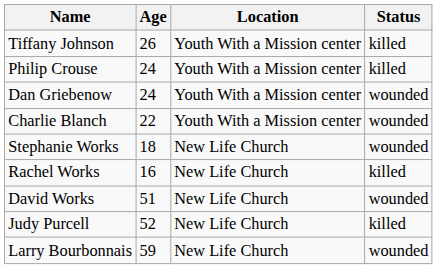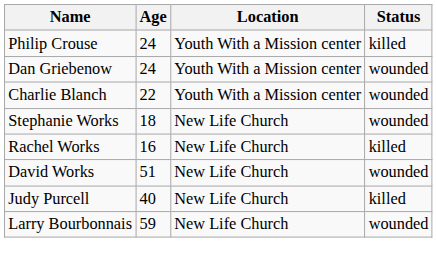- row: (61, 43)
(148, 224) 52 -> (148, 198) 40
